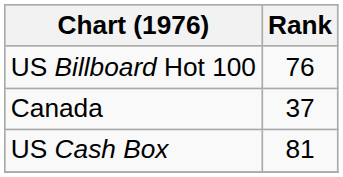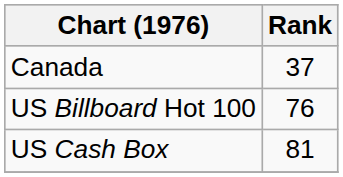rows swapped: (57, 108) <-> (133, 66)
